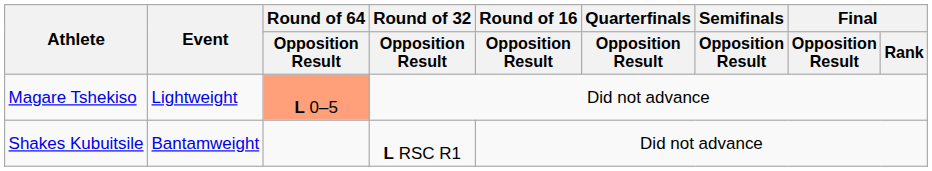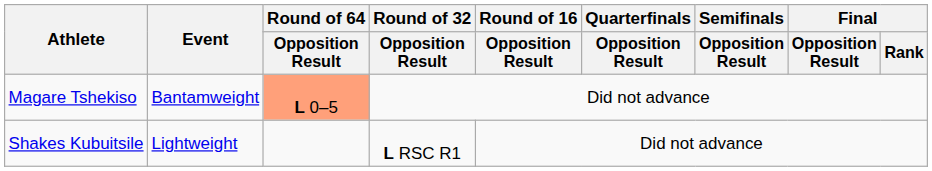(194, 98) Lightweight -> (205, 98) Bantamweight
(205, 143) Bantamweight -> (194, 143) Lightweight
